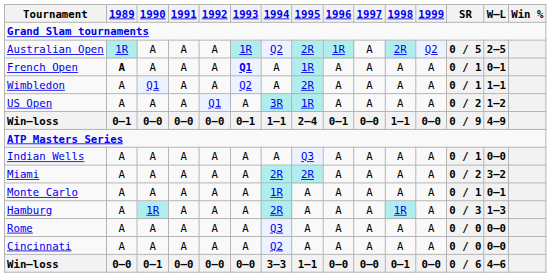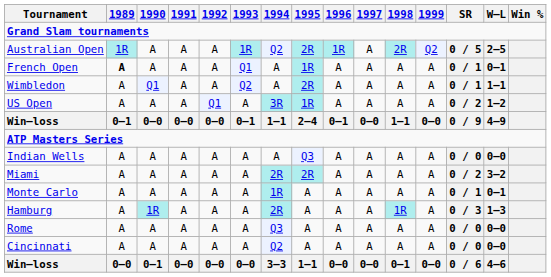(246, 67) bold -> (246, 67) normal
(465, 156) 0 / 1 -> (465, 156) 0 / 0
